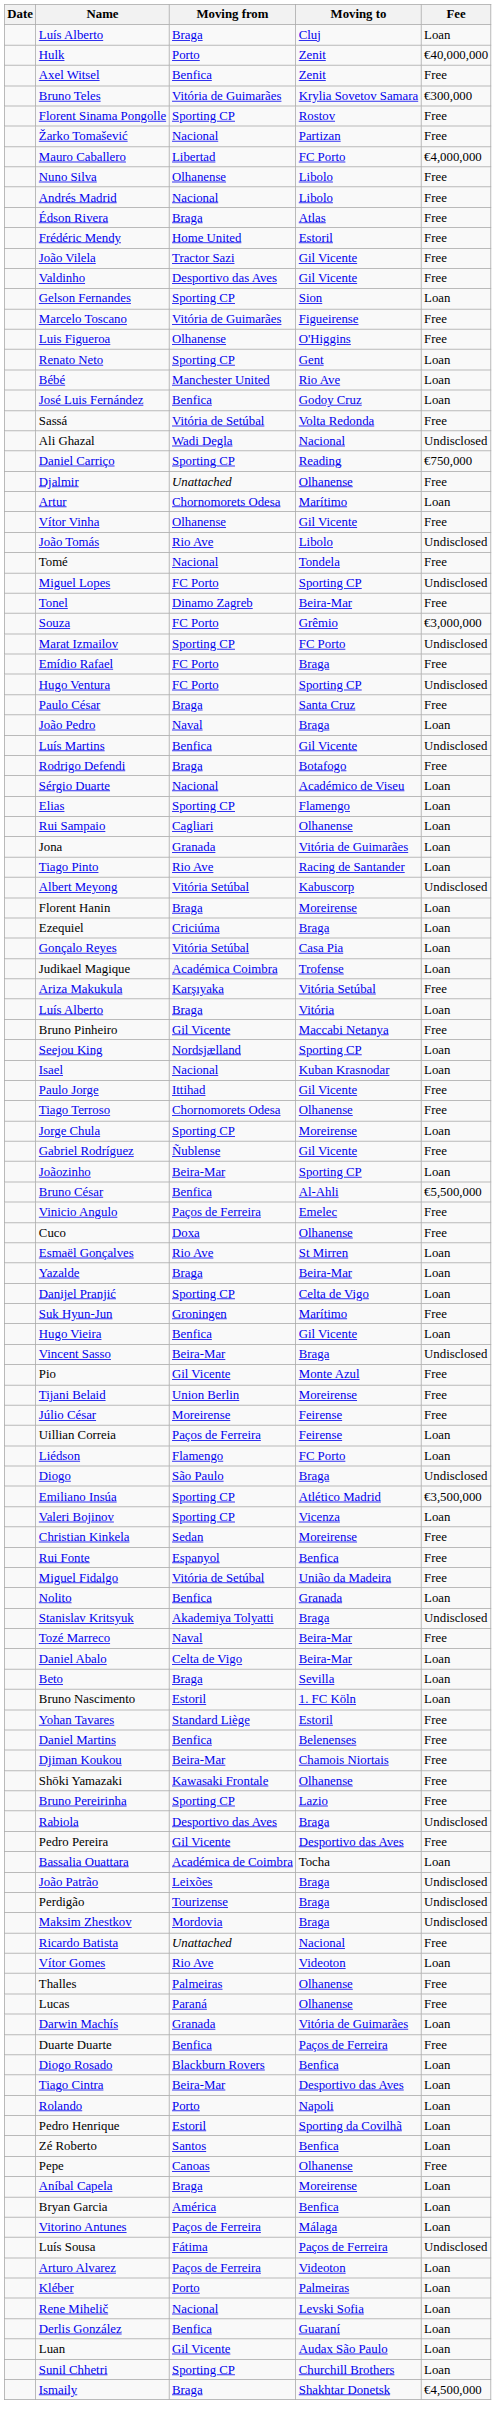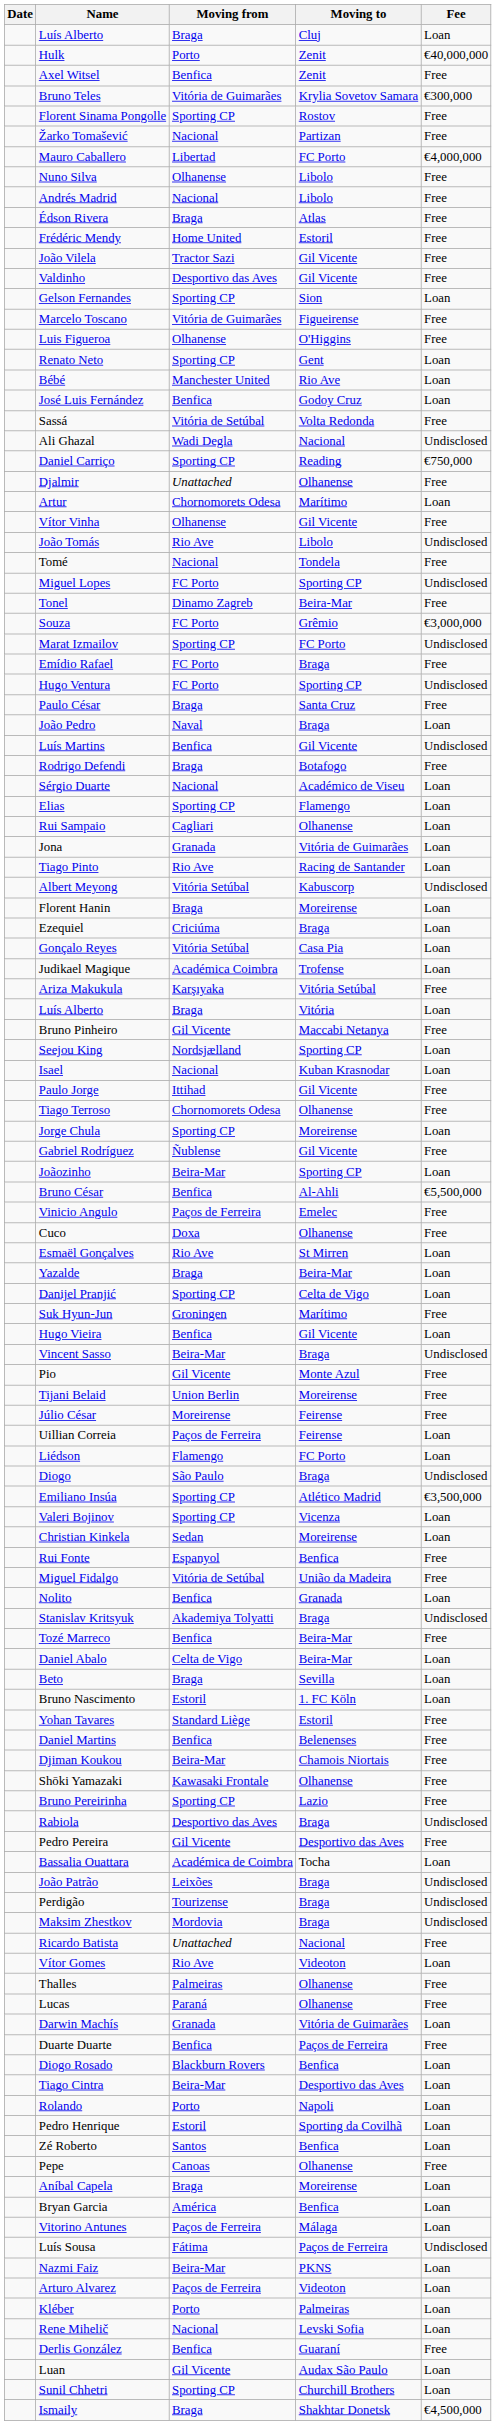(435, 1537) Free -> (437, 1537) Loan
(187, 1638) Naval -> (192, 1638) Benfica
+ row: (69, 2267)
(437, 2328) Loan -> (435, 2349) Free
